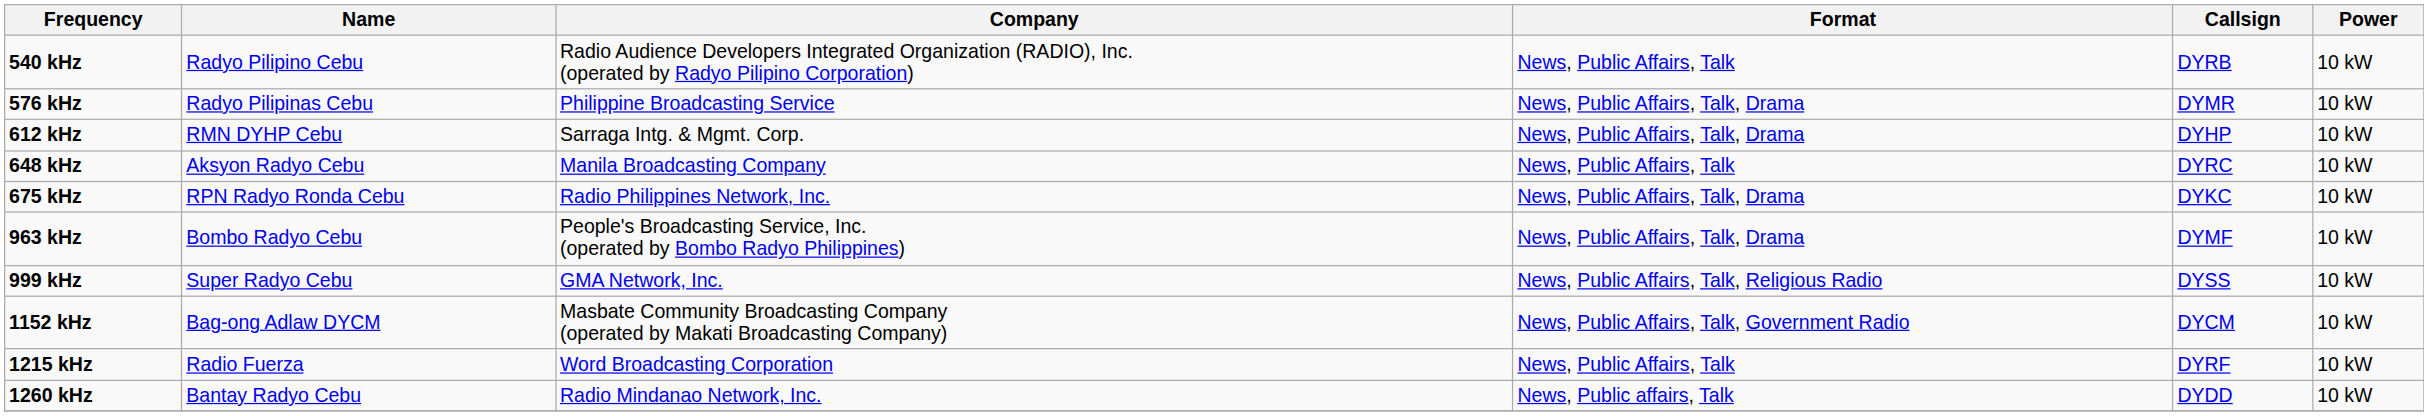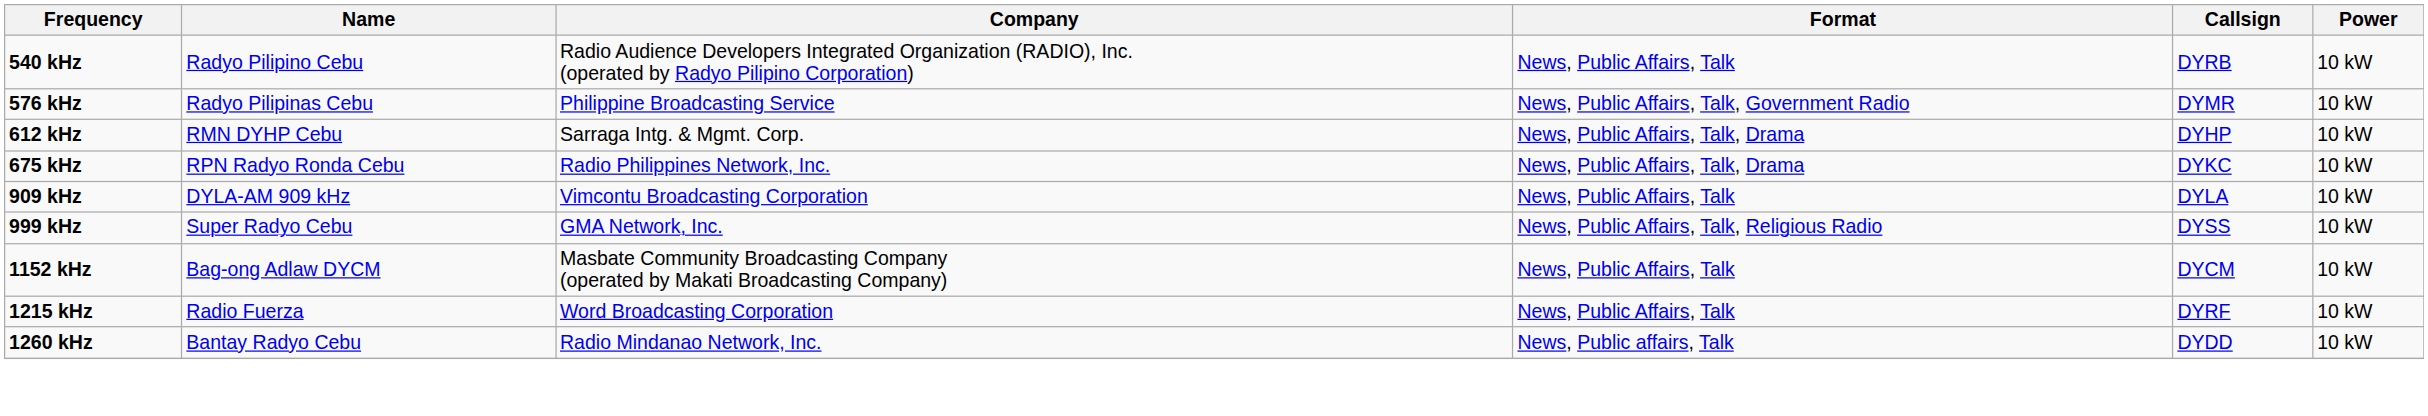(1661, 103) News, Public Affairs, Talk, Drama -> (1714, 103) News, Public Affairs, Talk, Government Radio
- row: (45, 165)
+ row: (45, 196)
- row: (45, 238)
(1714, 322) News, Public Affairs, Talk, Government Radio -> (1626, 269) News, Public Affairs, Talk
